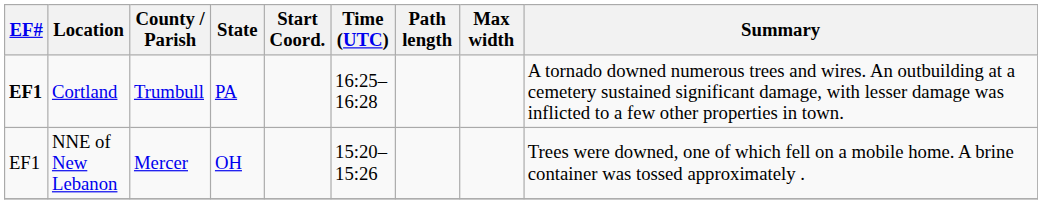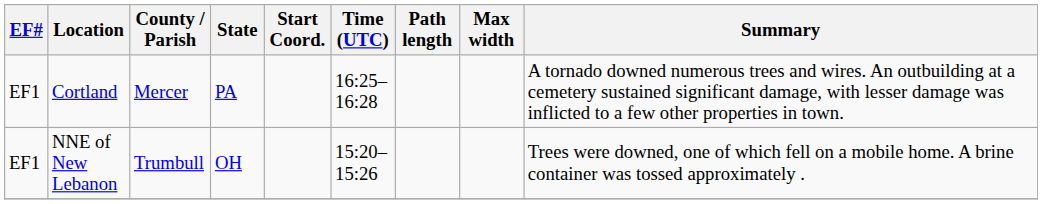(26, 91) bold -> (25, 91) normal
(169, 91) Trumbull -> (161, 91) Mercer
(161, 162) Mercer -> (169, 162) Trumbull
